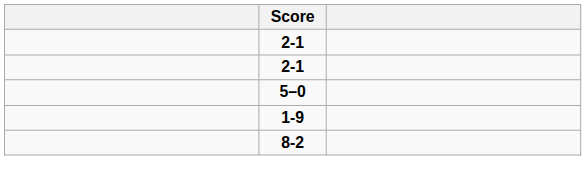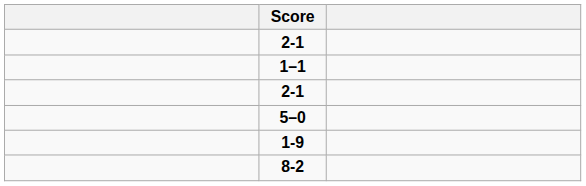+ row: (132, 67)
